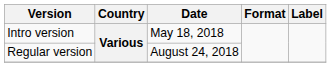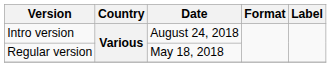(187, 33) May 18, 2018 -> (194, 33) August 24, 2018
(194, 52) August 24, 2018 -> (187, 52) May 18, 2018
